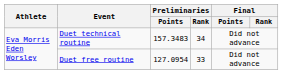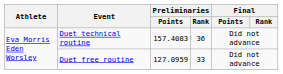(171, 38) 157.3483 -> (171, 38) 157.4083
(201, 38) 34 -> (201, 38) 36
(171, 59) 127.0954 -> (171, 59) 127.0959
